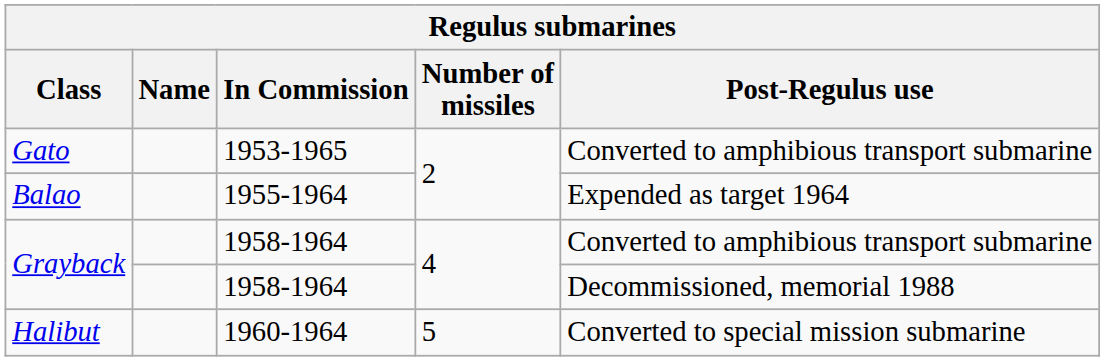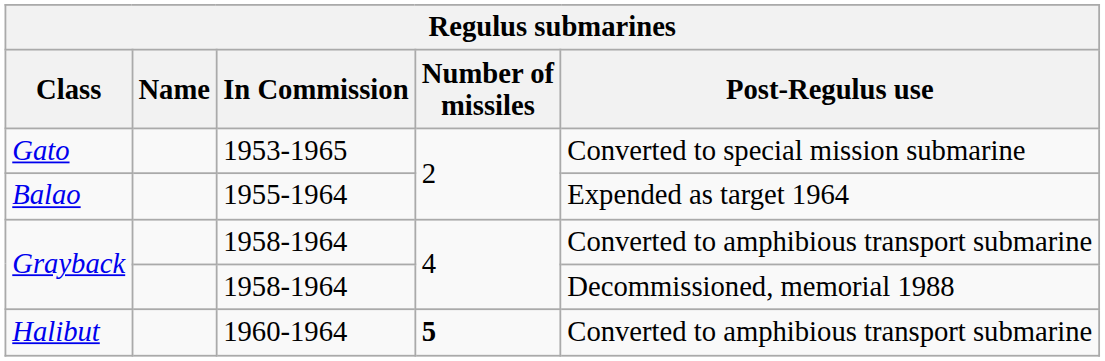(830, 150) Converted to amphibious transport submarine -> (796, 150) Converted to special mission submarine
(429, 331) normal -> (429, 331) bold
(796, 331) Converted to special mission submarine -> (830, 331) Converted to amphibious transport submarine
